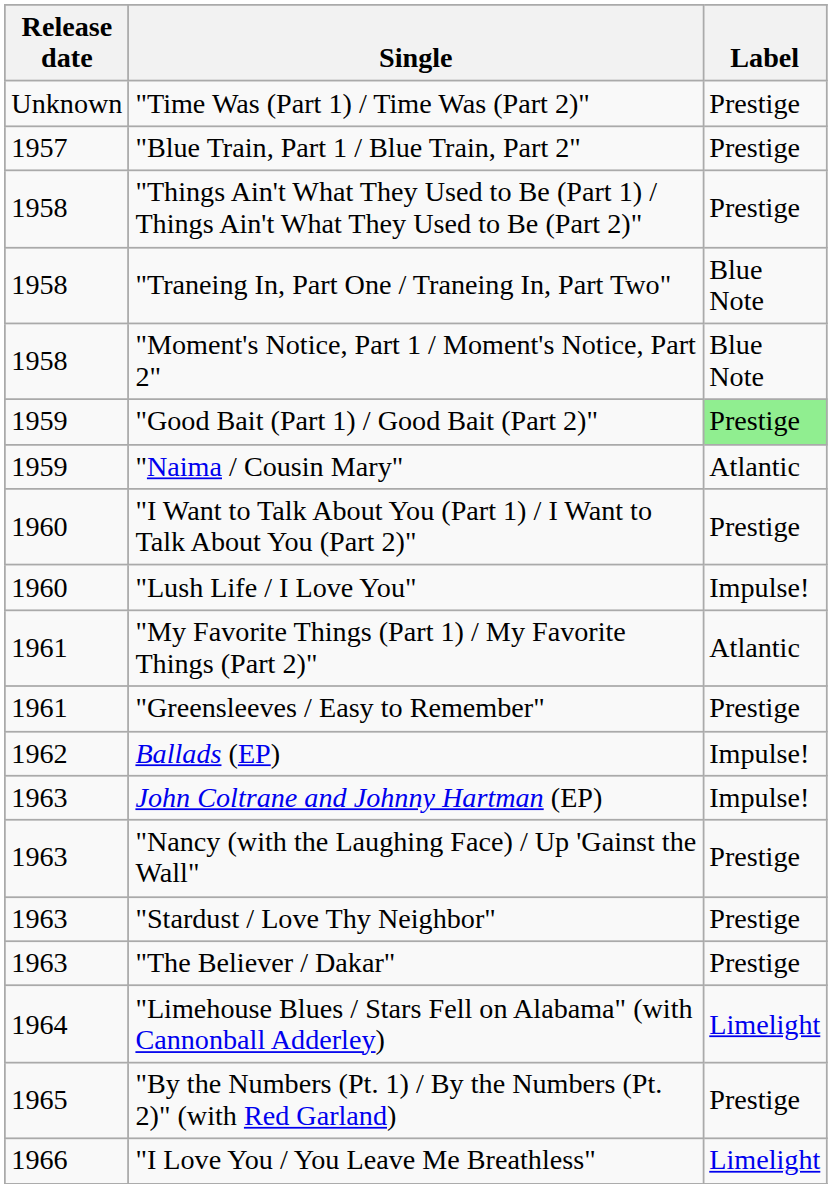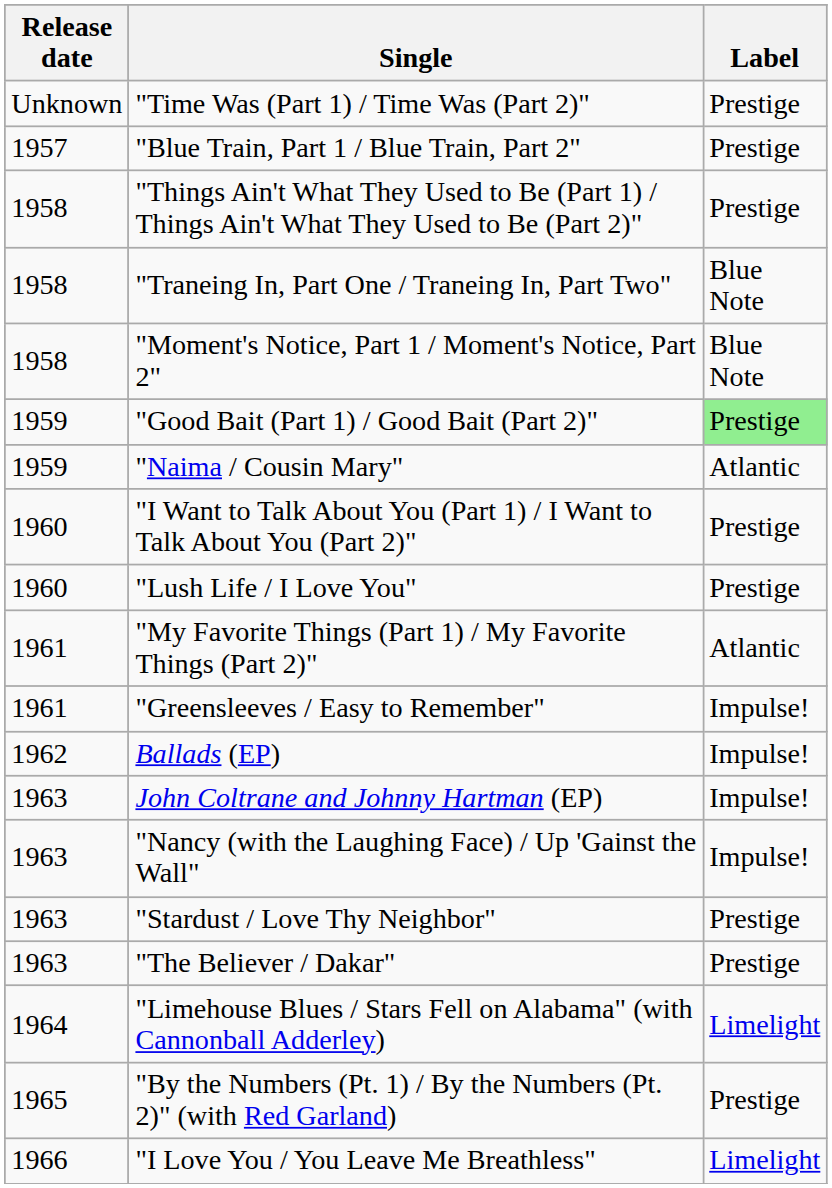(759, 587) Impulse! -> (755, 587) Prestige
(755, 708) Prestige -> (759, 708) Impulse!
(755, 857) Prestige -> (759, 857) Impulse!
